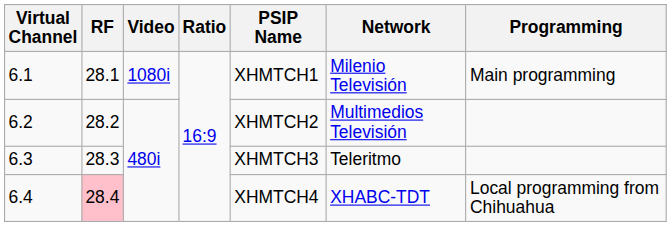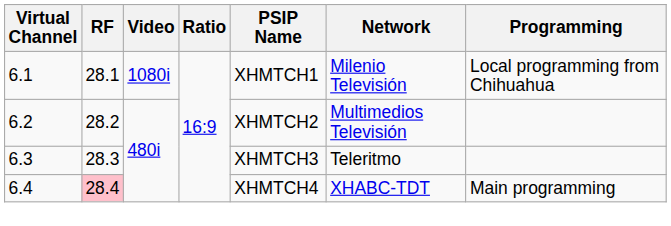(543, 75) Main programming -> (564, 75) Local programming from Chihuahua
(564, 197) Local programming from Chihuahua -> (543, 187) Main programming
